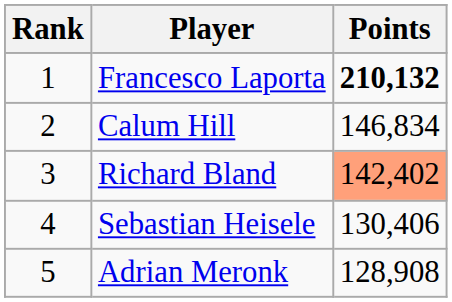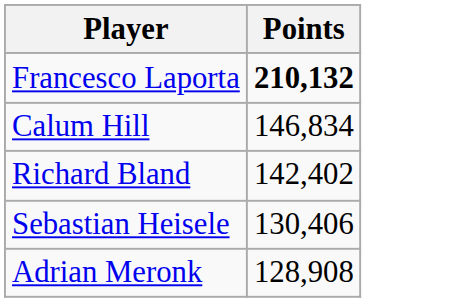- column: (48, 28)
(390, 175) lightsalmon background -> (304, 175) no background
